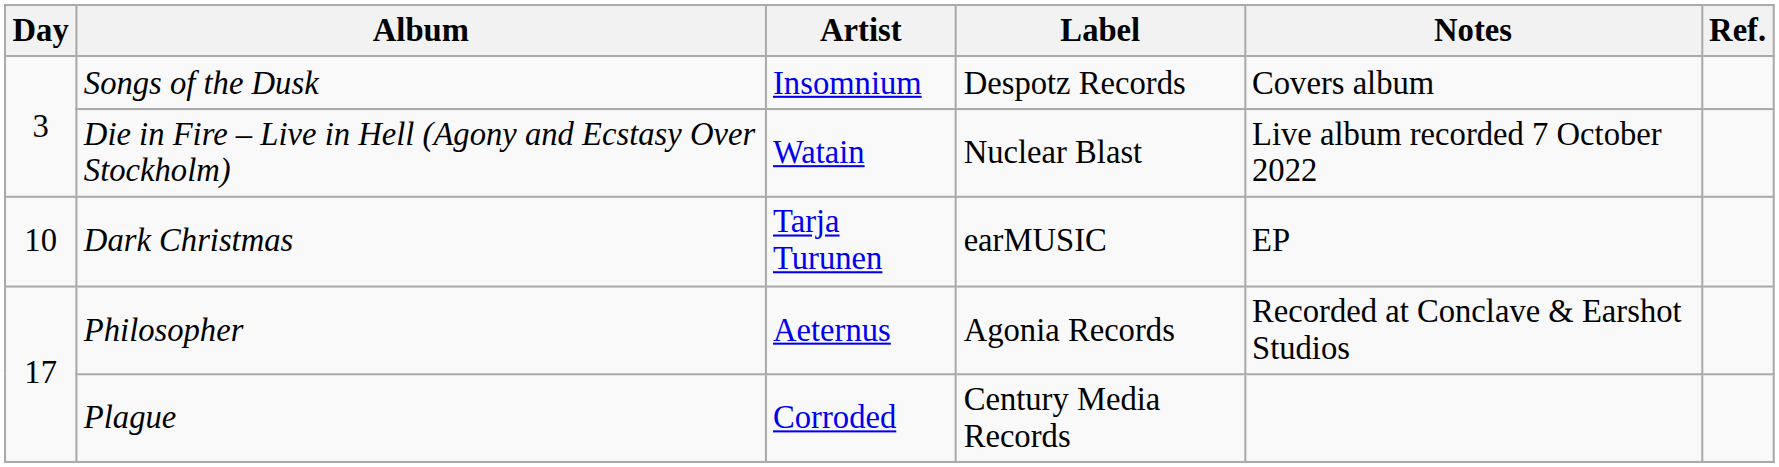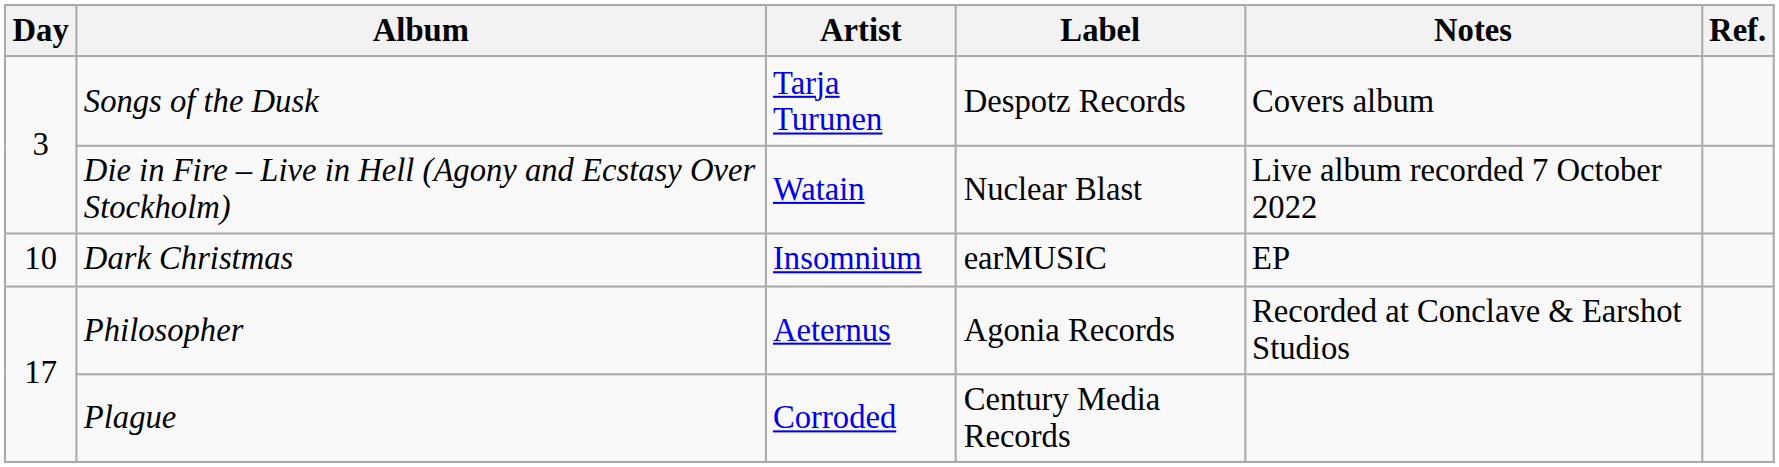(847, 82) Insomnium -> (828, 100) Tarja Turunen
(828, 240) Tarja Turunen -> (847, 259) Insomnium
